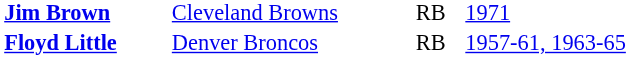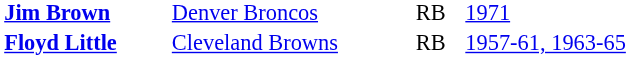(255, 12) Cleveland Browns -> (245, 12) Denver Broncos
(245, 43) Denver Broncos -> (255, 43) Cleveland Browns
